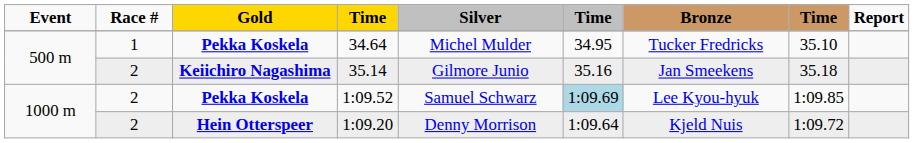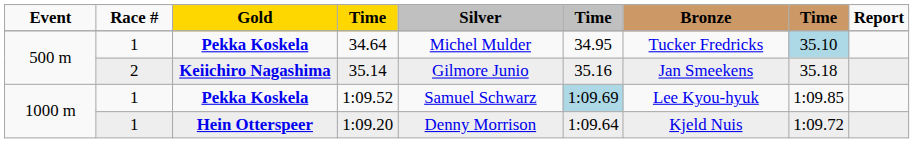(819, 44) no background -> (819, 44) lightblue background
(134, 97) 2 -> (134, 97) 1
(134, 124) 2 -> (134, 124) 1
